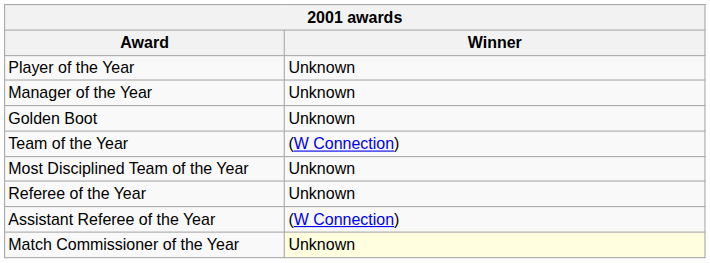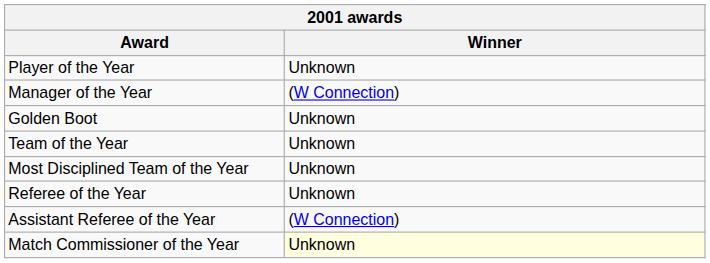(322, 93) Unknown -> (344, 93) (W Connection)
(344, 144) (W Connection) -> (322, 144) Unknown
